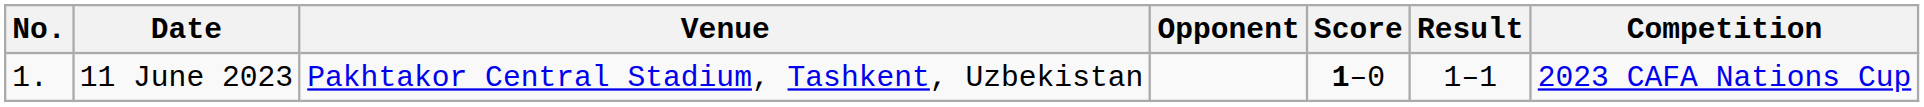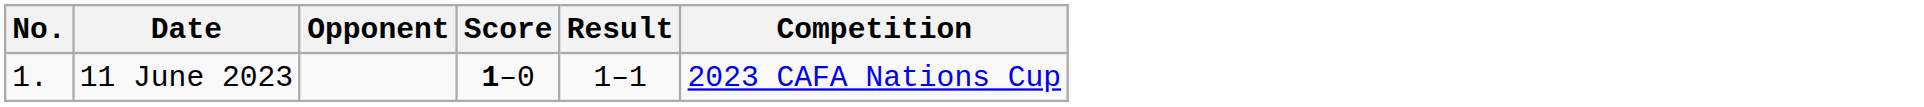- column: (725, 29)
